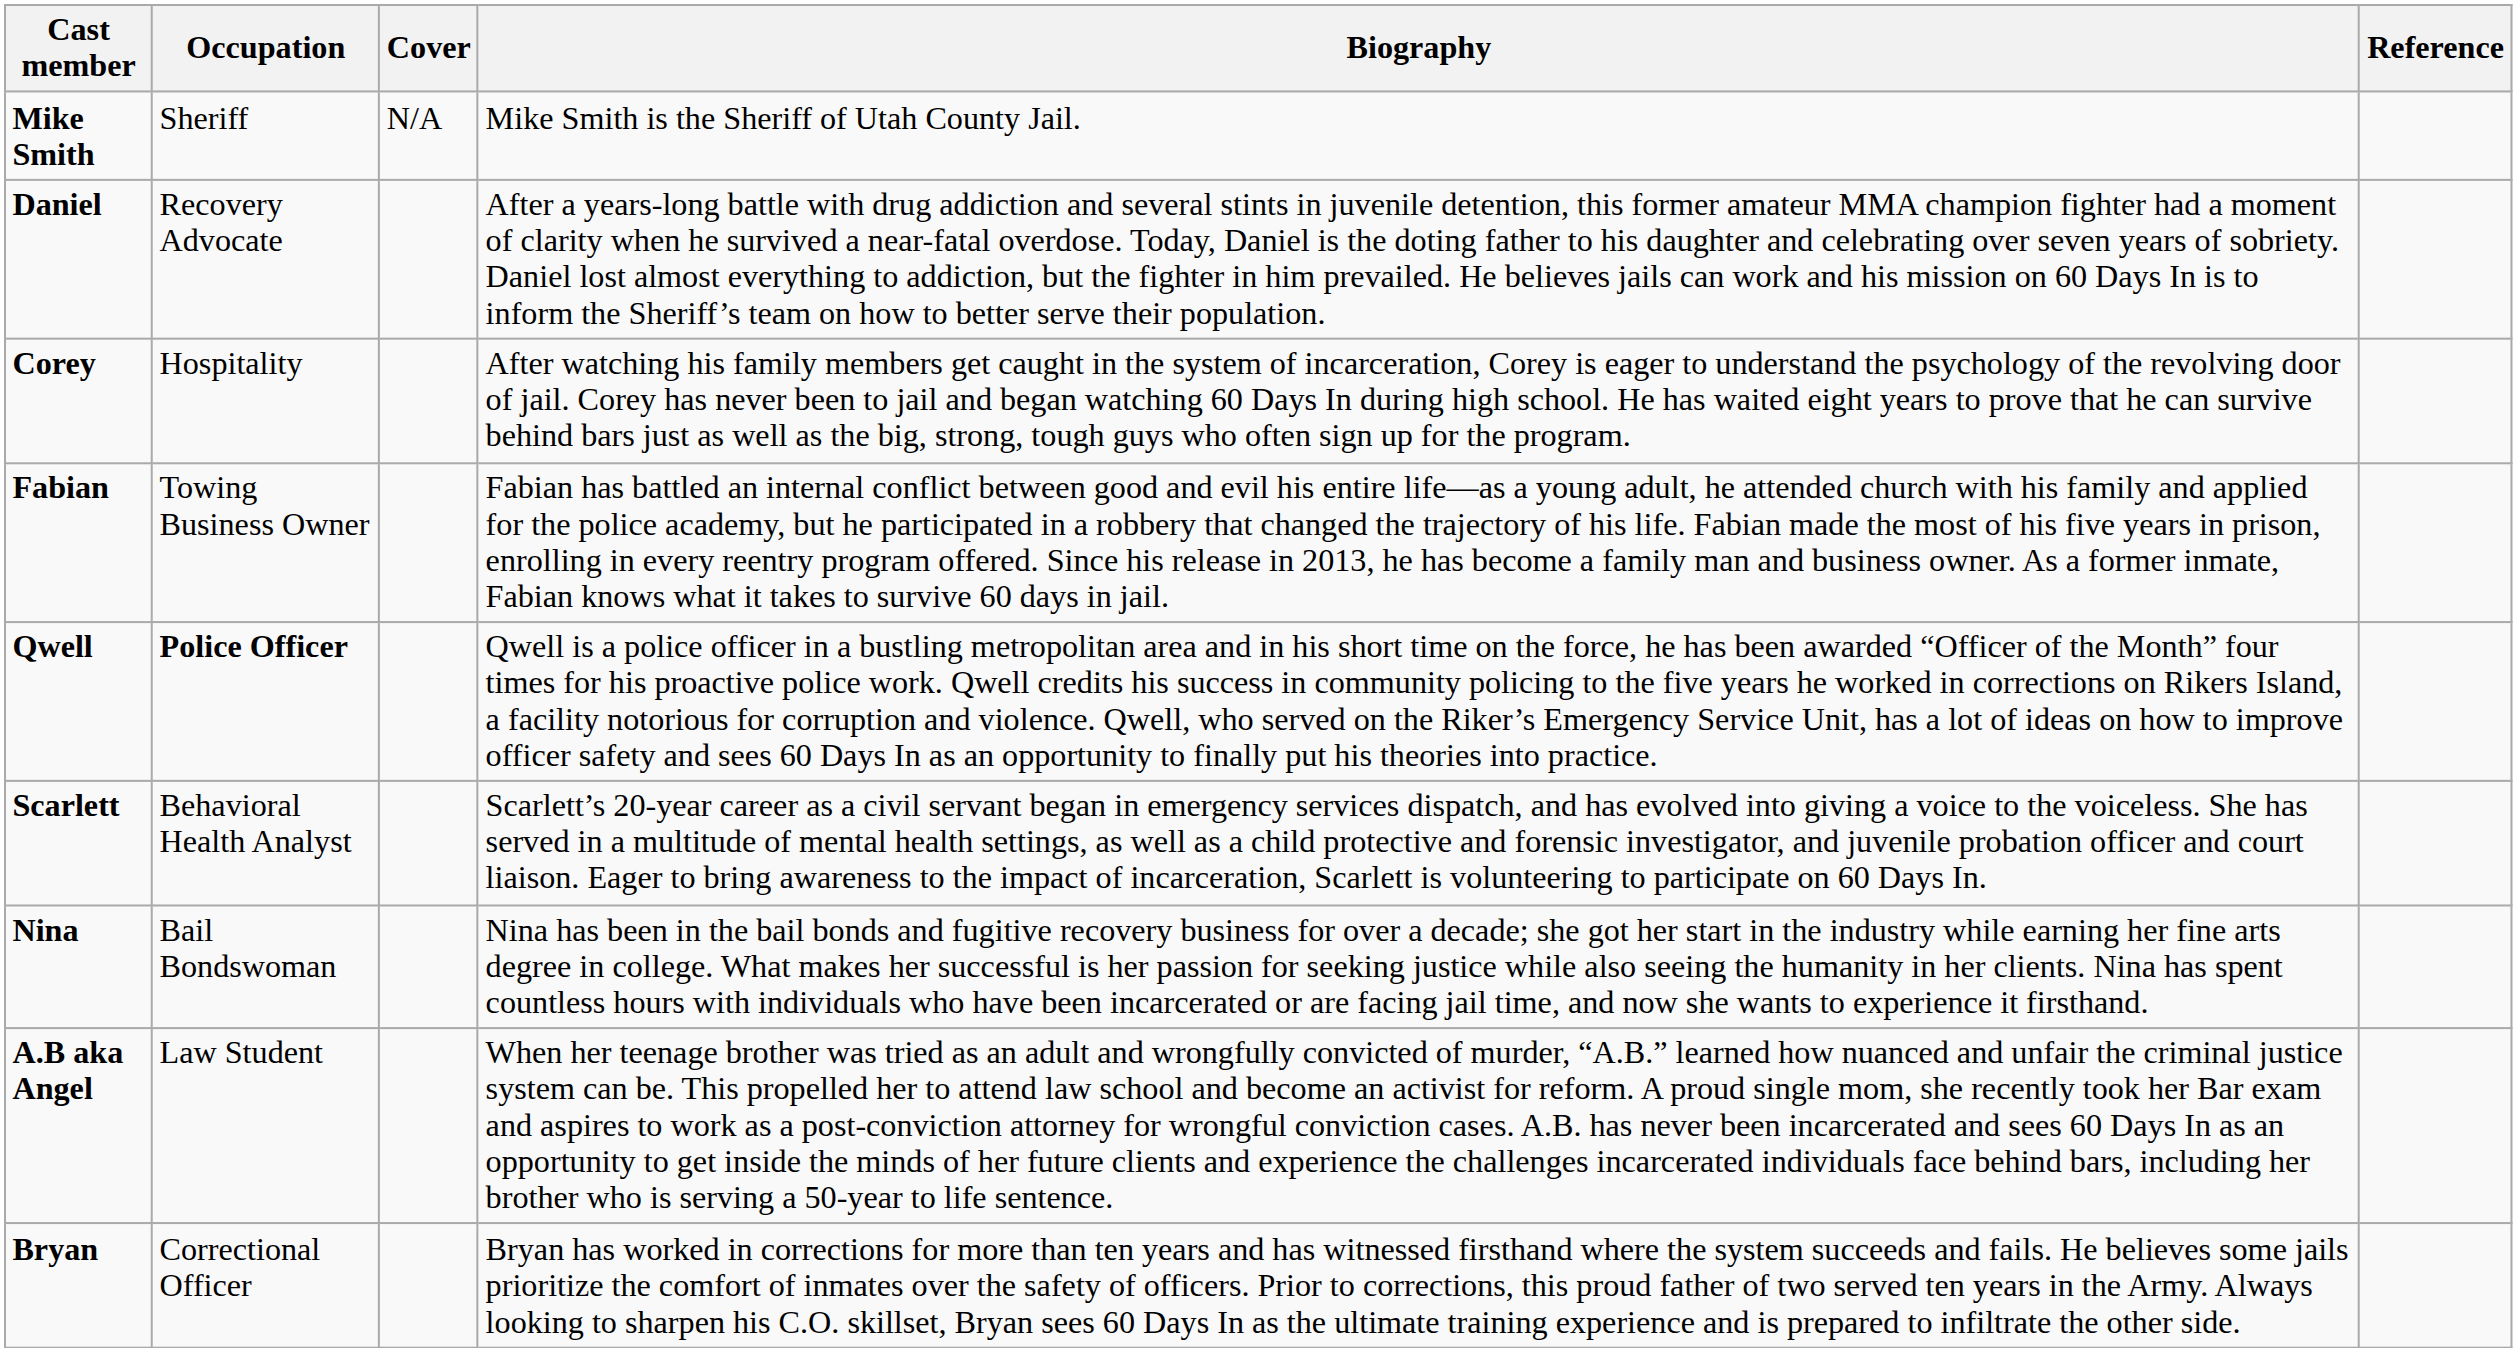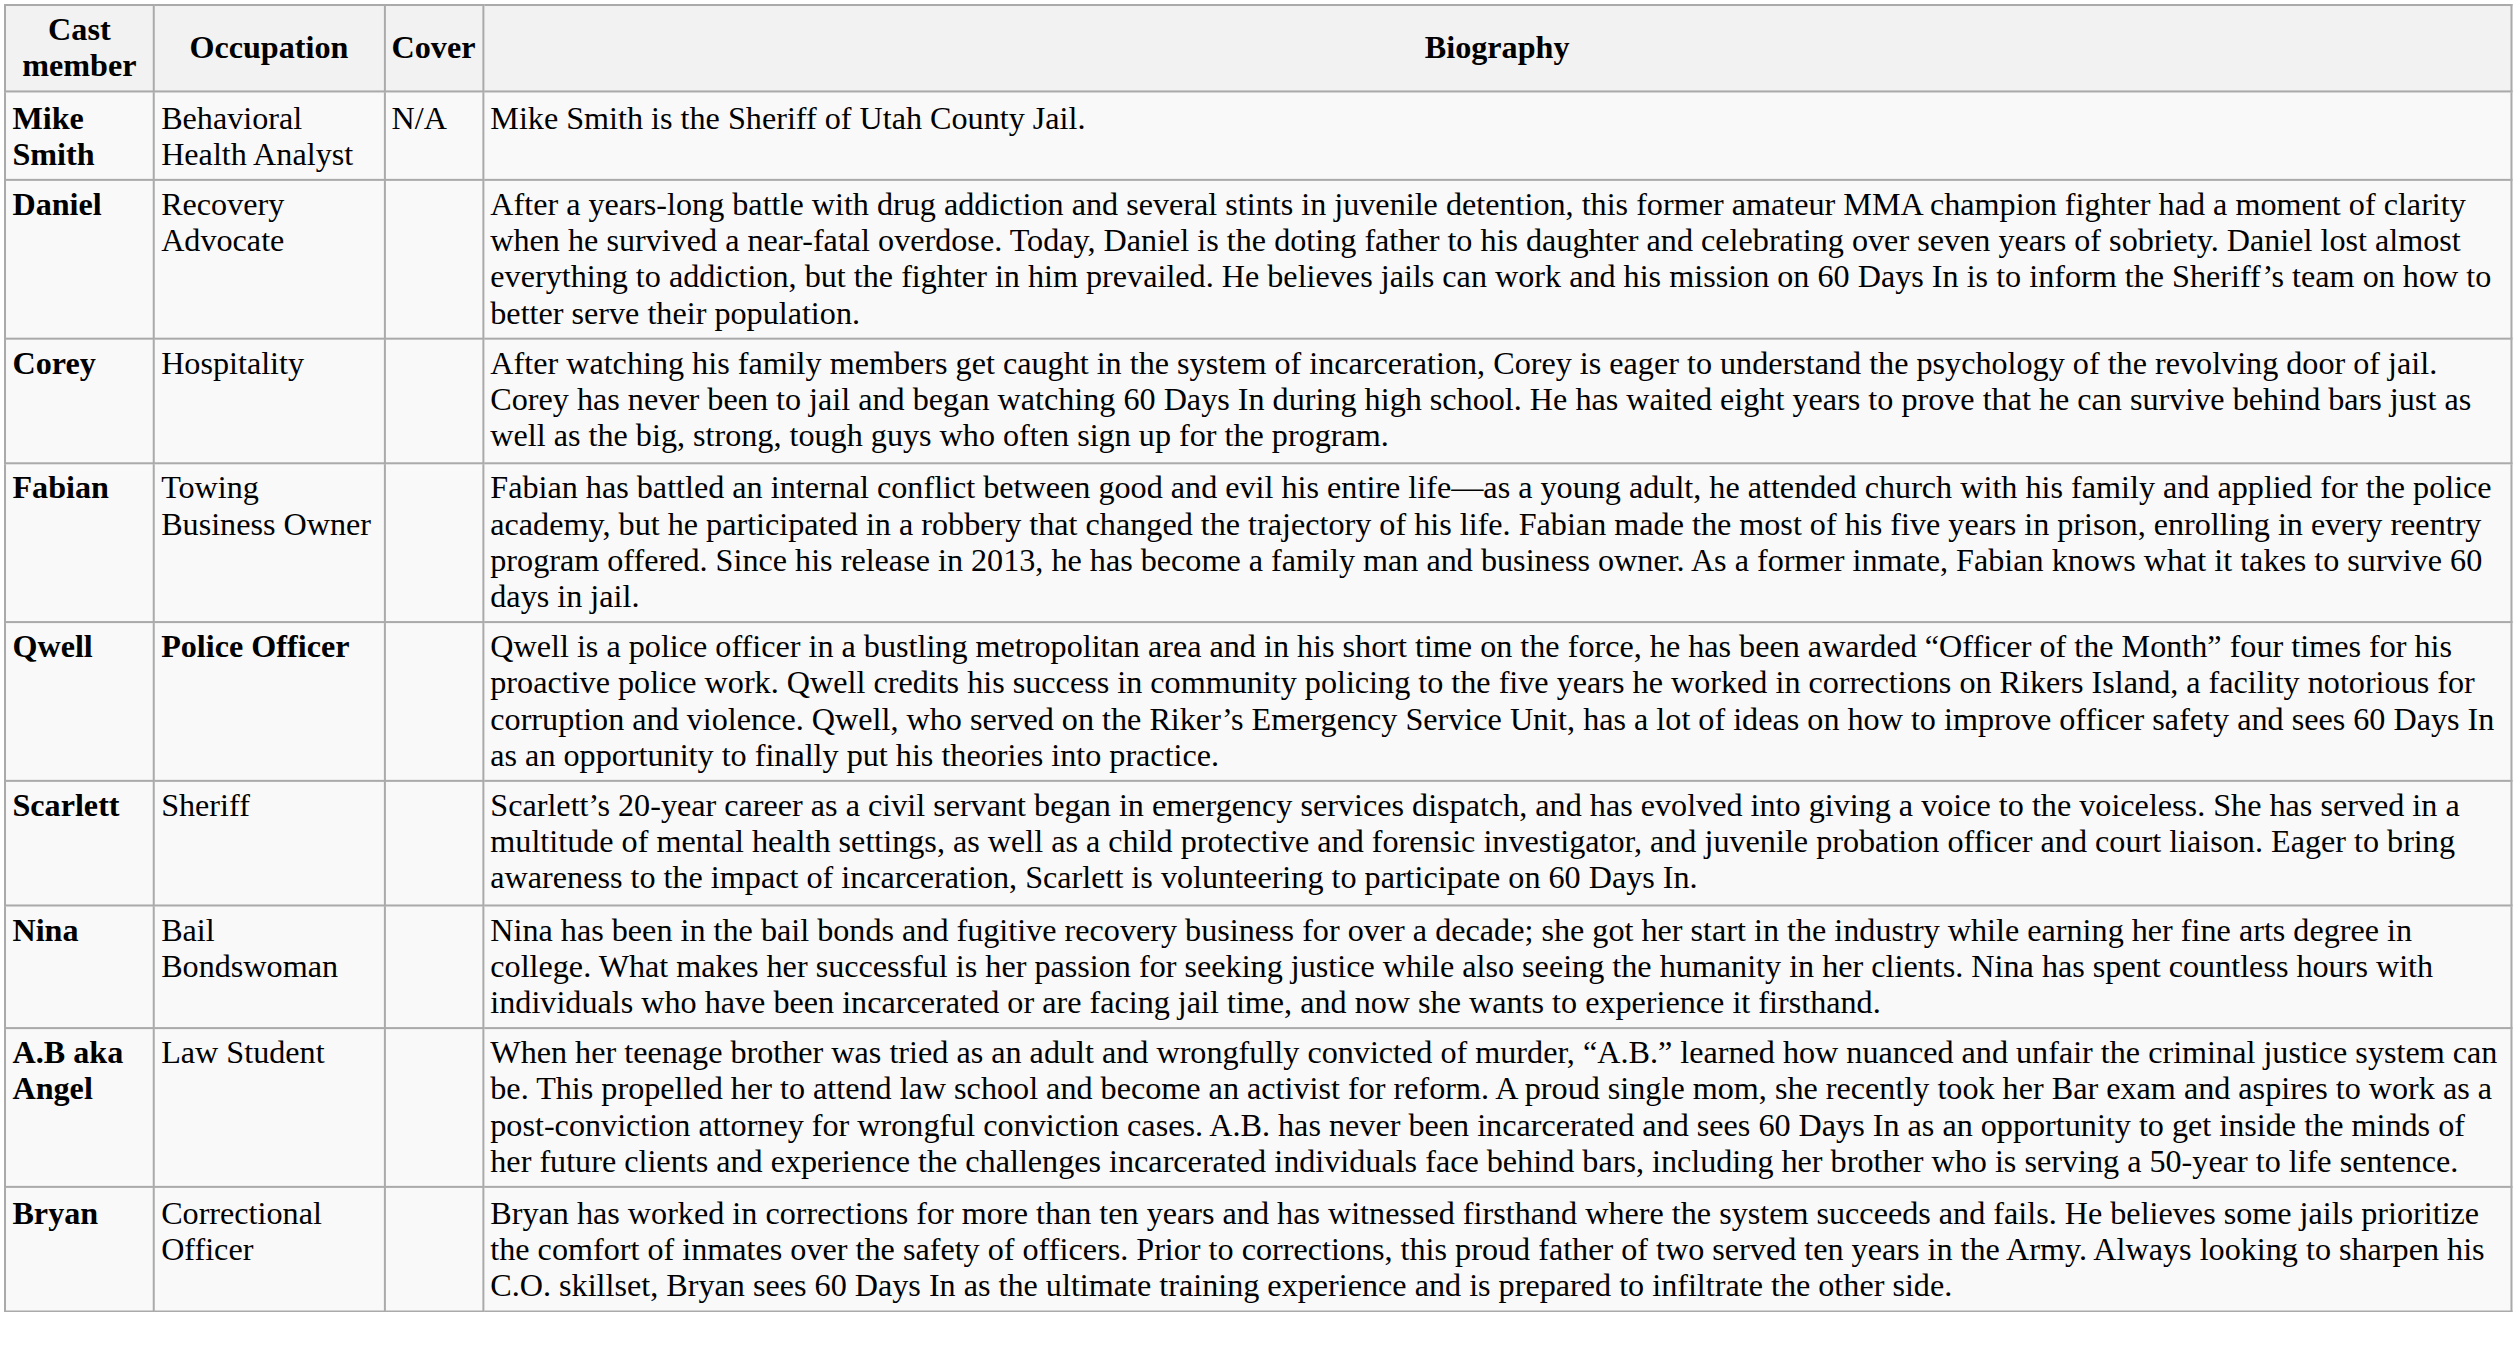- column: (2436, 48)
(204, 117) Sheriff -> (257, 135) Behavioral Health Analyst
(256, 824) Behavioral Health Analyst -> (205, 806) Sheriff
